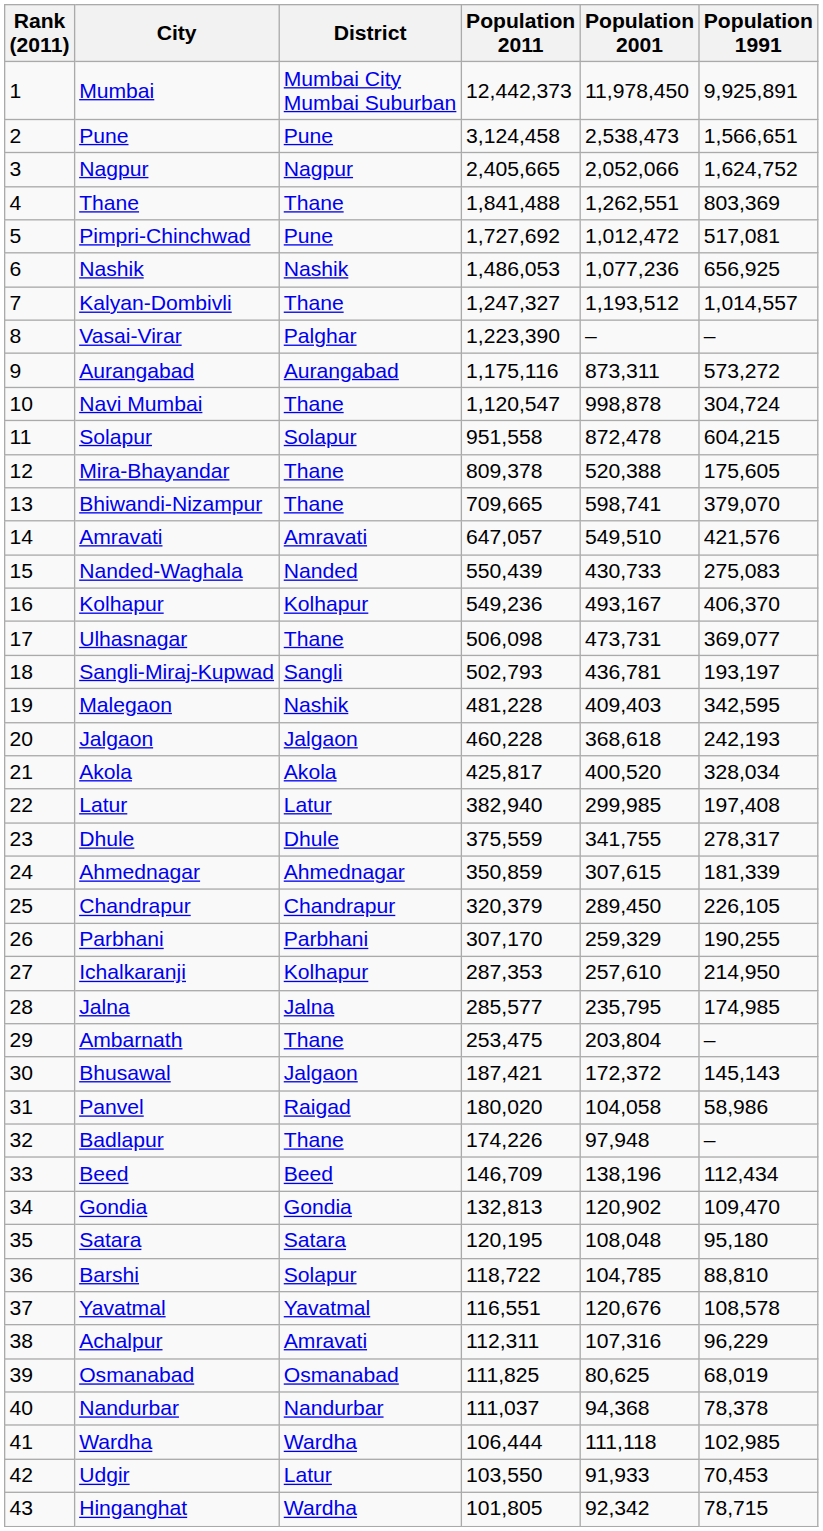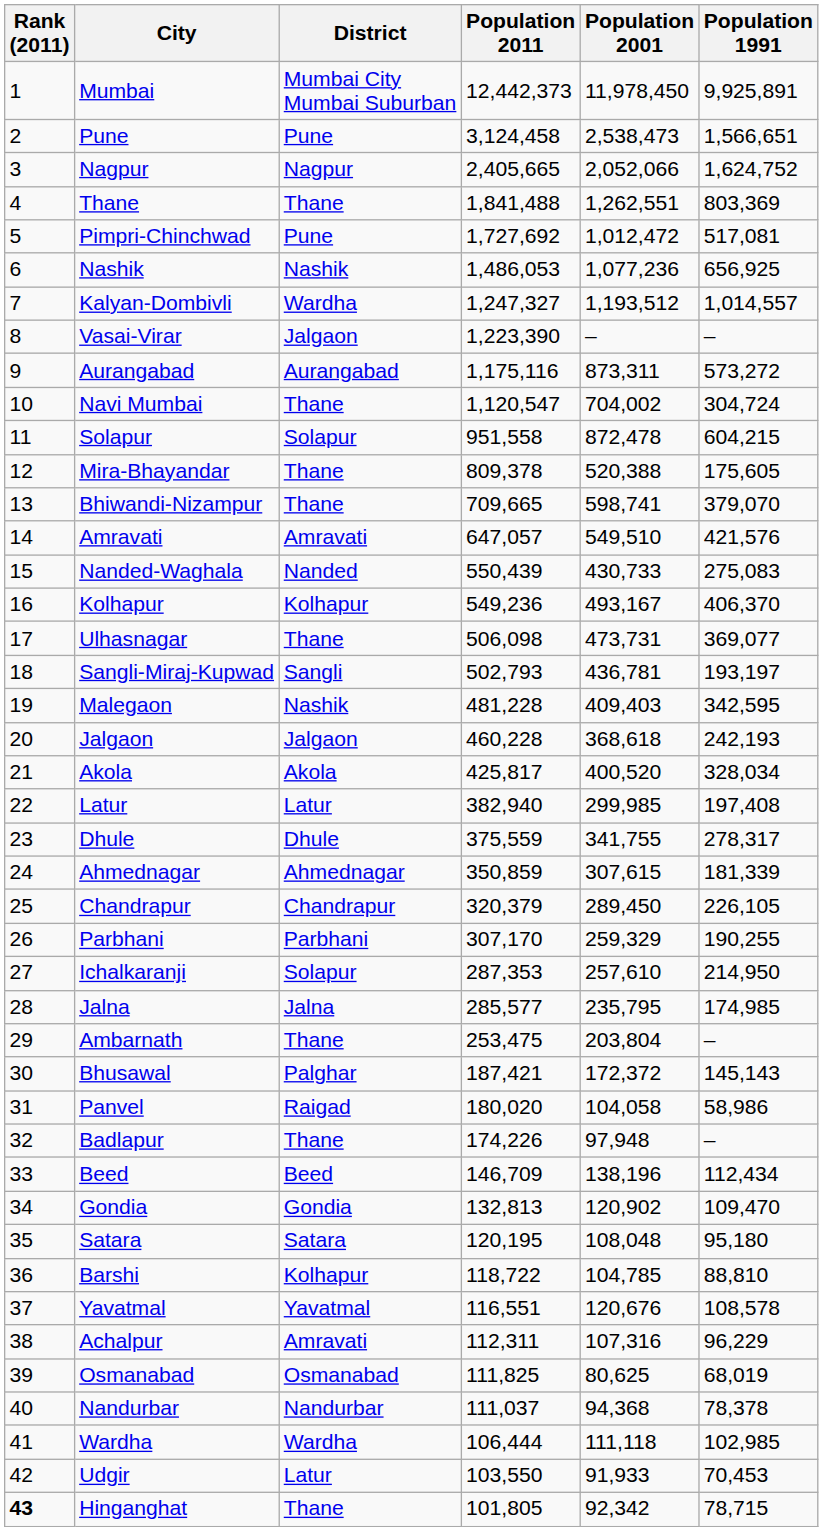(314, 303) Thane -> (320, 303) Wardha
(320, 336) Palghar -> (321, 336) Jalgaon
(623, 403) 998,878 -> (623, 403) 704,002
(326, 973) Kolhapur -> (320, 973) Solapur
(321, 1073) Jalgaon -> (320, 1073) Palghar
(320, 1274) Solapur -> (326, 1274) Kolhapur
(21, 1509) normal -> (21, 1509) bold
(320, 1509) Wardha -> (314, 1509) Thane
